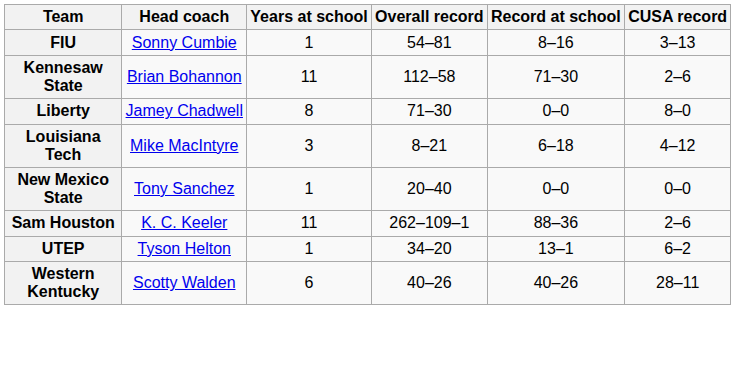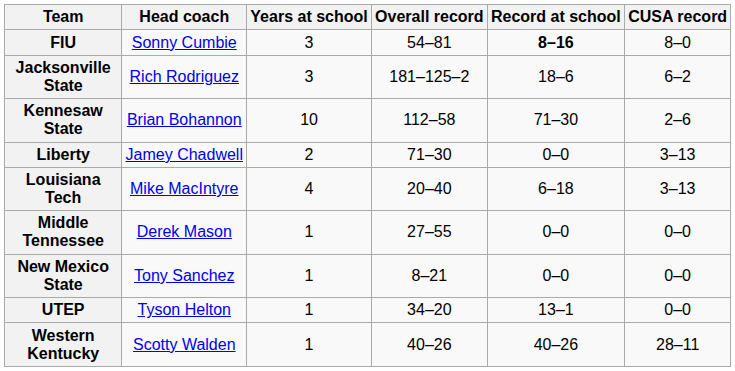(309, 42) 1 -> (309, 42) 3
(556, 42) normal -> (556, 42) bold
(678, 42) 3–13 -> (678, 42) 8–0
+ row: (63, 76)
(309, 76) 11 -> (309, 120) 10
(309, 111) 8 -> (309, 154) 2
(678, 111) 8–0 -> (678, 154) 3–13
(309, 145) 3 -> (309, 189) 4
(429, 145) 8–21 -> (429, 189) 20–40
(678, 145) 4–12 -> (678, 189) 3–13
+ row: (63, 232)
(429, 189) 20–40 -> (429, 275) 8–21
- row: (63, 223)
(678, 248) 6–2 -> (678, 310) 0–0
(309, 283) 6 -> (309, 344) 1
